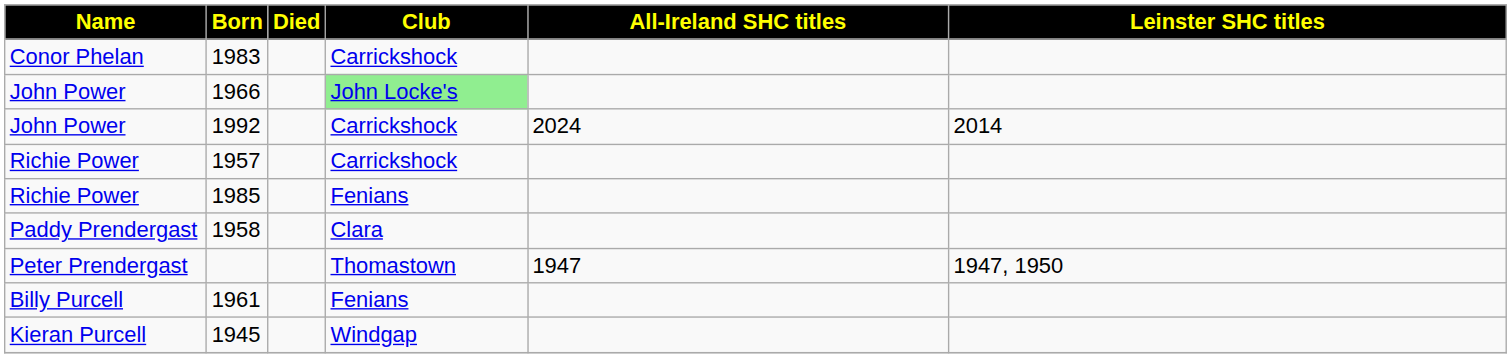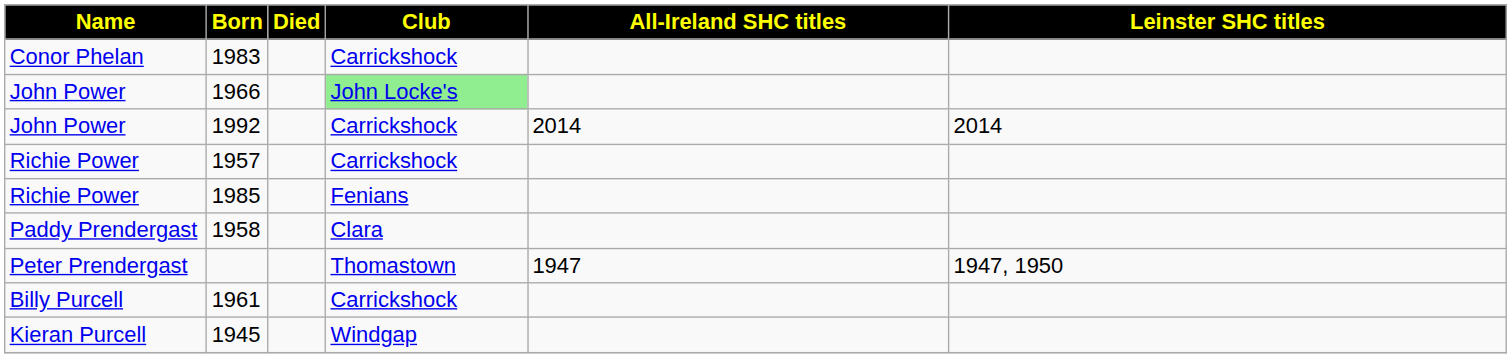(557, 126) 2024 -> (557, 126) 2014
(369, 299) Fenians -> (394, 299) Carrickshock
